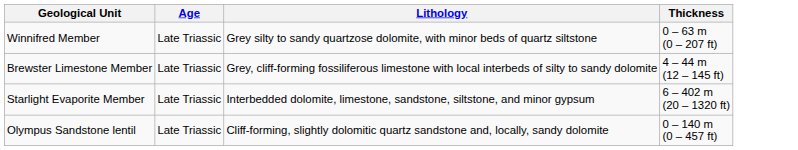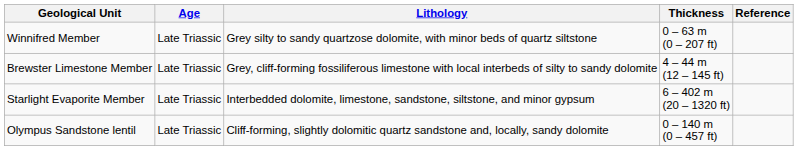+ column: (763, 13)
